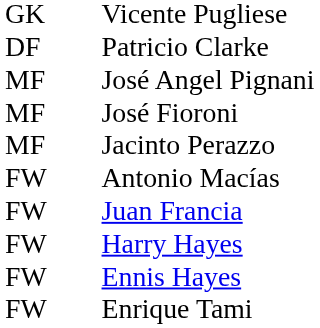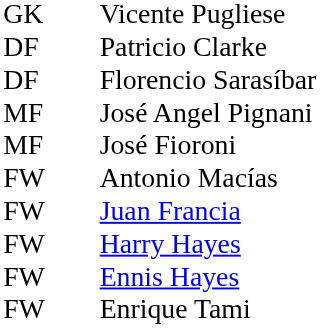+ row: (208, 79)
- row: (188, 145)
